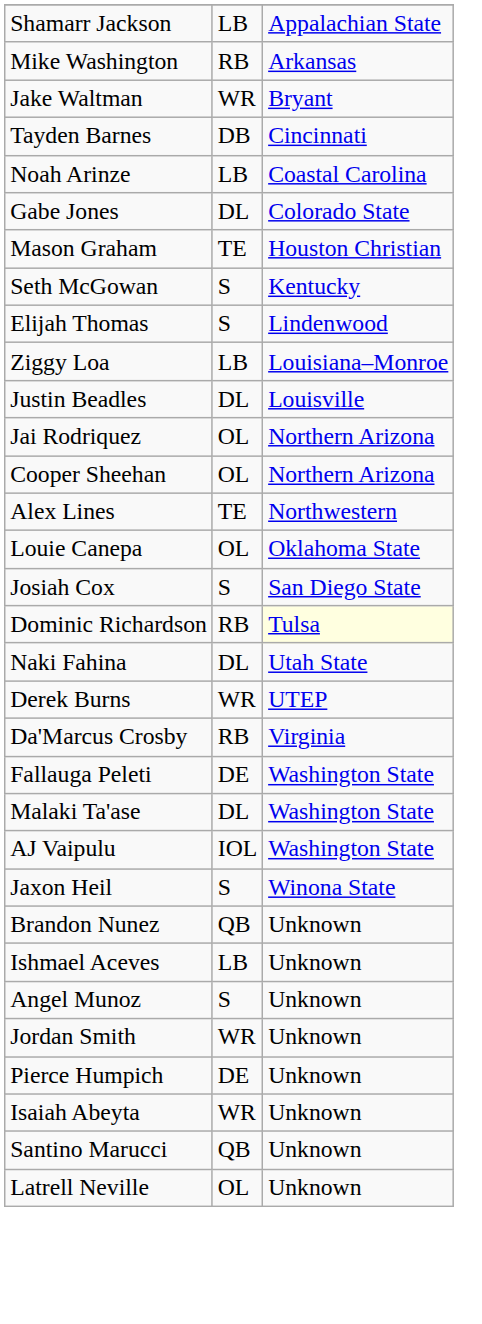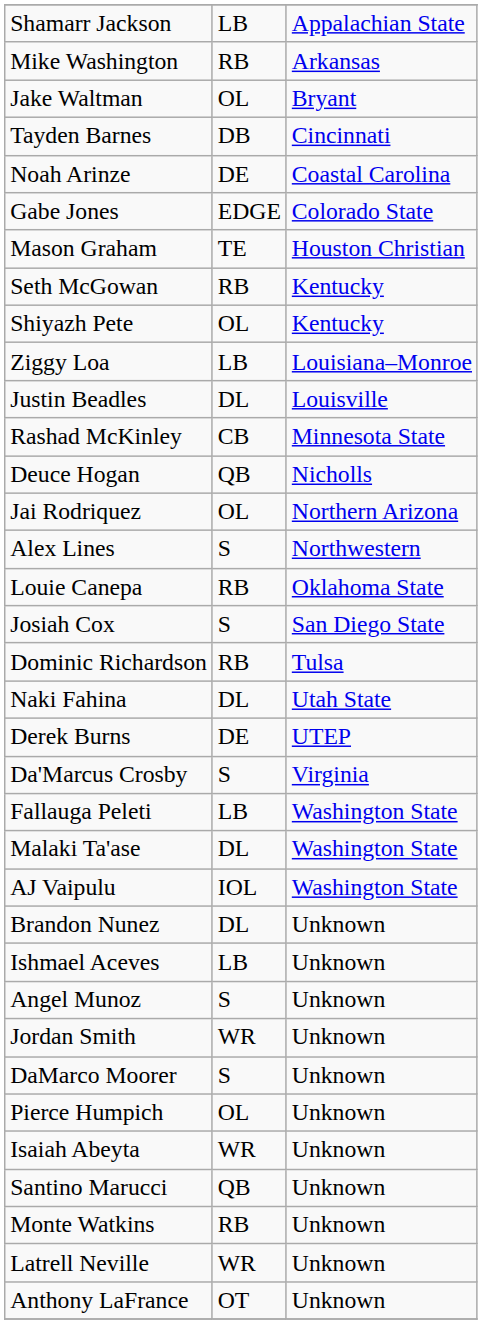(237, 98) WR -> (234, 98) OL
(233, 173) LB -> (234, 173) DE
(234, 211) DL -> (249, 211) EDGE
(224, 286) S -> (234, 286) RB
+ row: (72, 323)
- row: (79, 323)
+ row: (96, 436)
+ row: (75, 473)
- row: (88, 473)
(232, 511) TE -> (224, 549) S
(234, 549) OL -> (234, 586) RB
(294, 624) lightyellow background -> (318, 661) no background
(237, 699) WR -> (234, 736) DE
(234, 736) RB -> (224, 774) S
(234, 774) DE -> (233, 811) LB
- row: (61, 887)
(234, 924) QB -> (234, 924) DL
+ row: (93, 1074)
(234, 1074) DE -> (234, 1112) OL
+ row: (82, 1225)
(234, 1187) OL -> (237, 1262) WR
+ row: (99, 1300)
